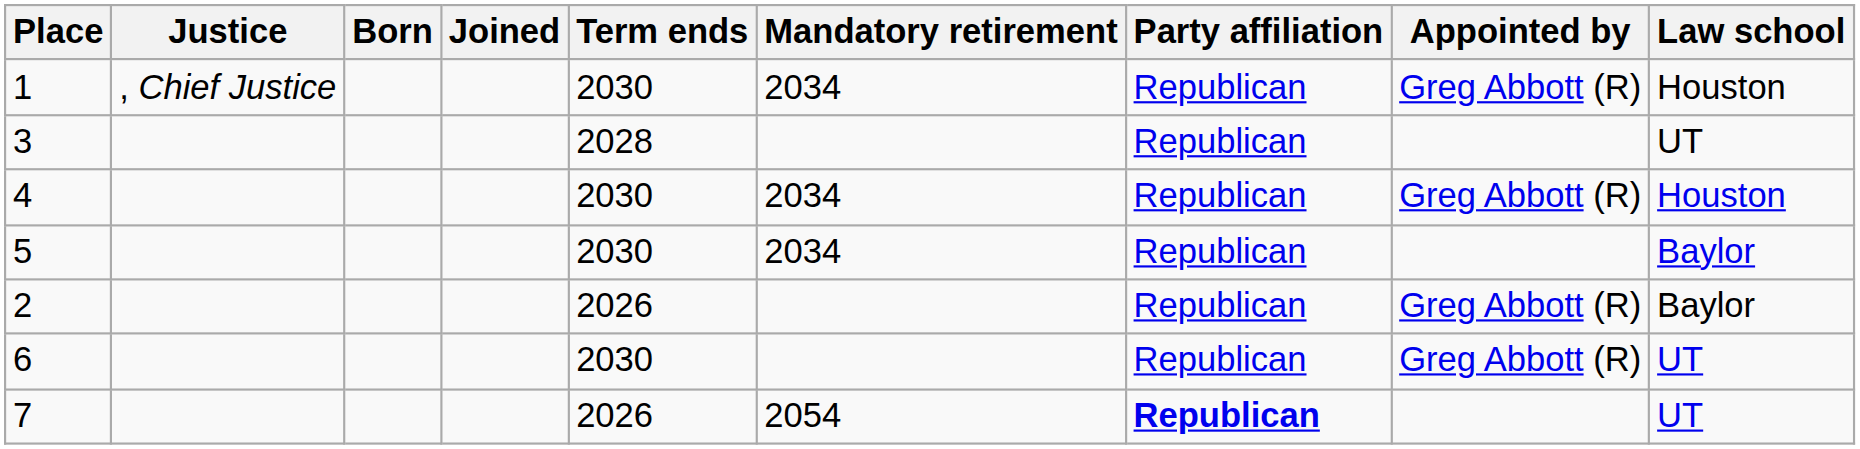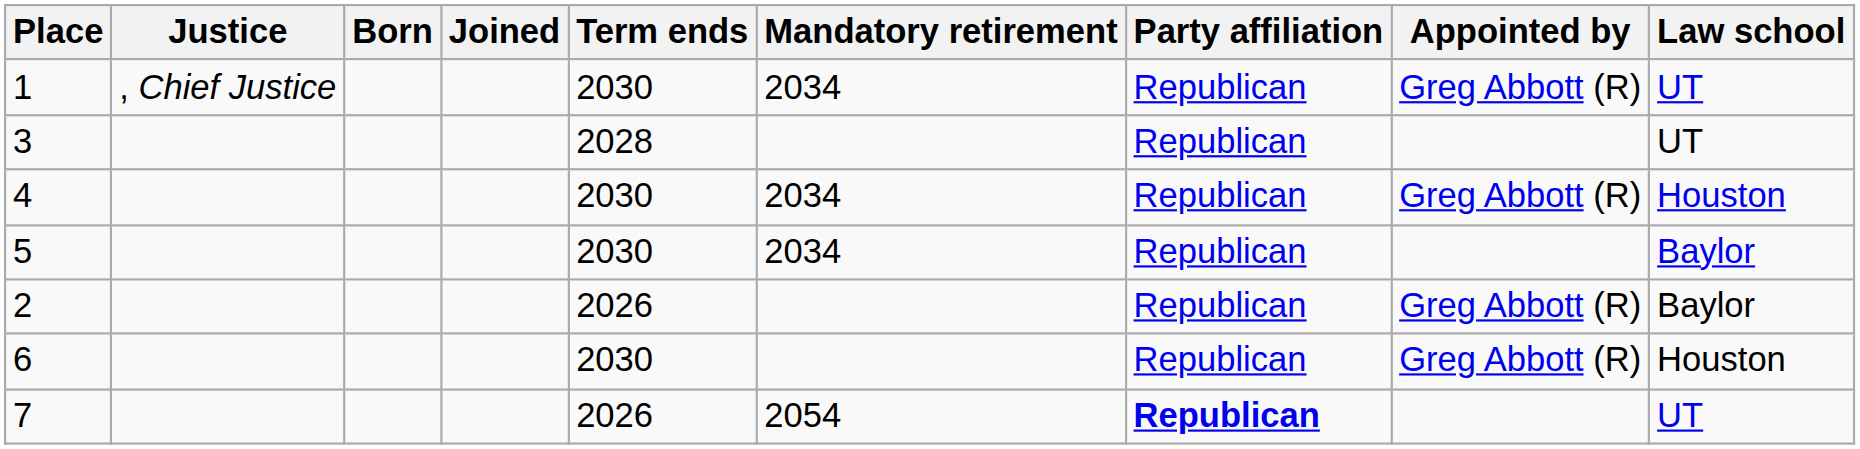(1721, 86) Houston -> (1680, 86) UT
(1680, 360) UT -> (1721, 360) Houston
